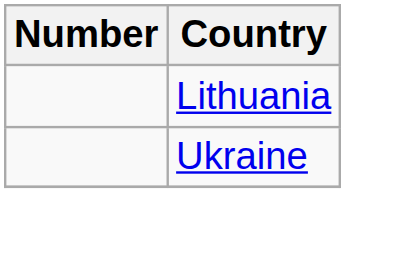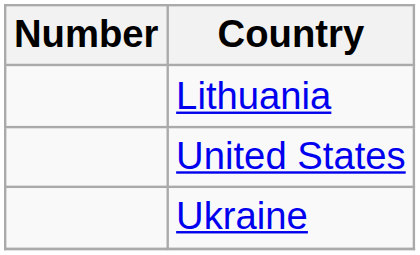+ row: (291, 156)
